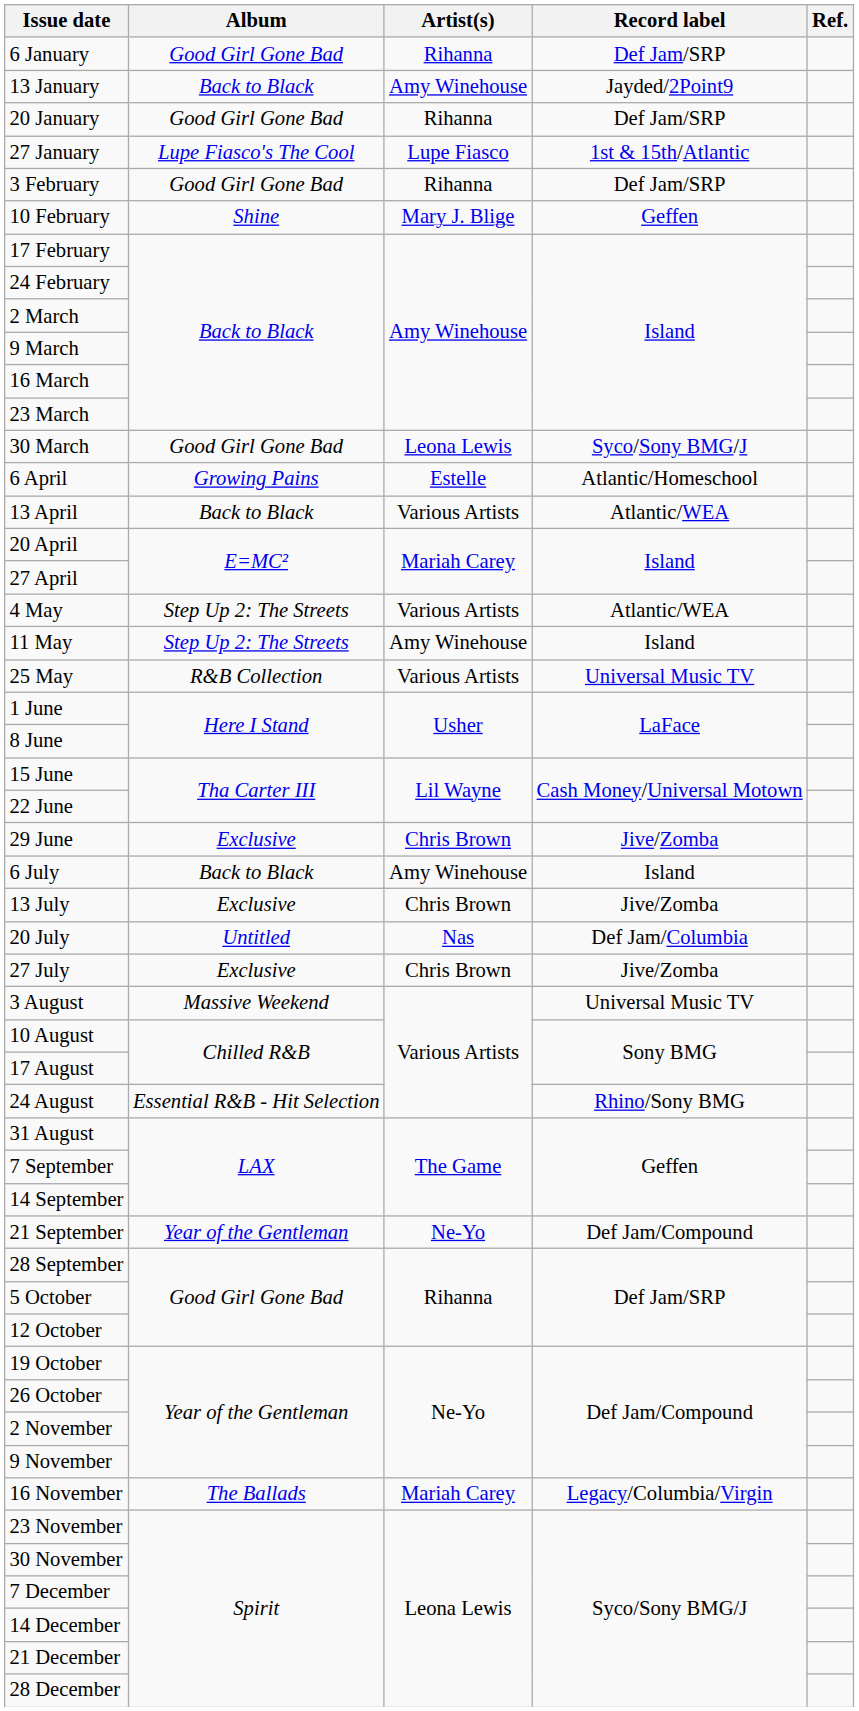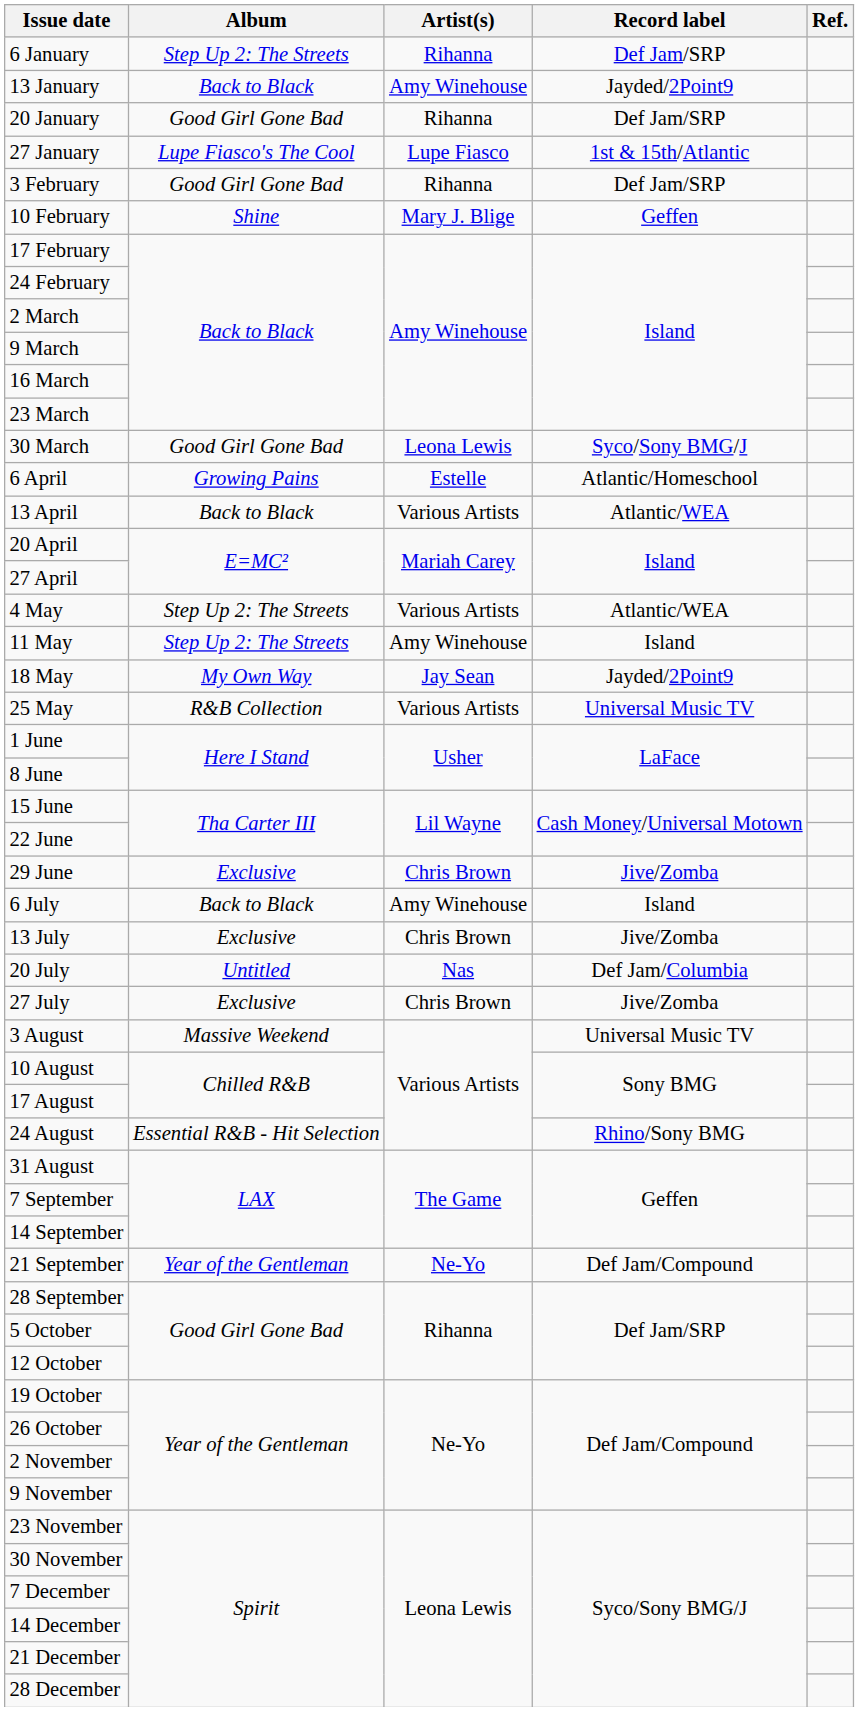(256, 53) Good Girl Gone Bad -> (256, 53) Step Up 2: The Streets
+ row: (41, 675)
- row: (66, 1493)
